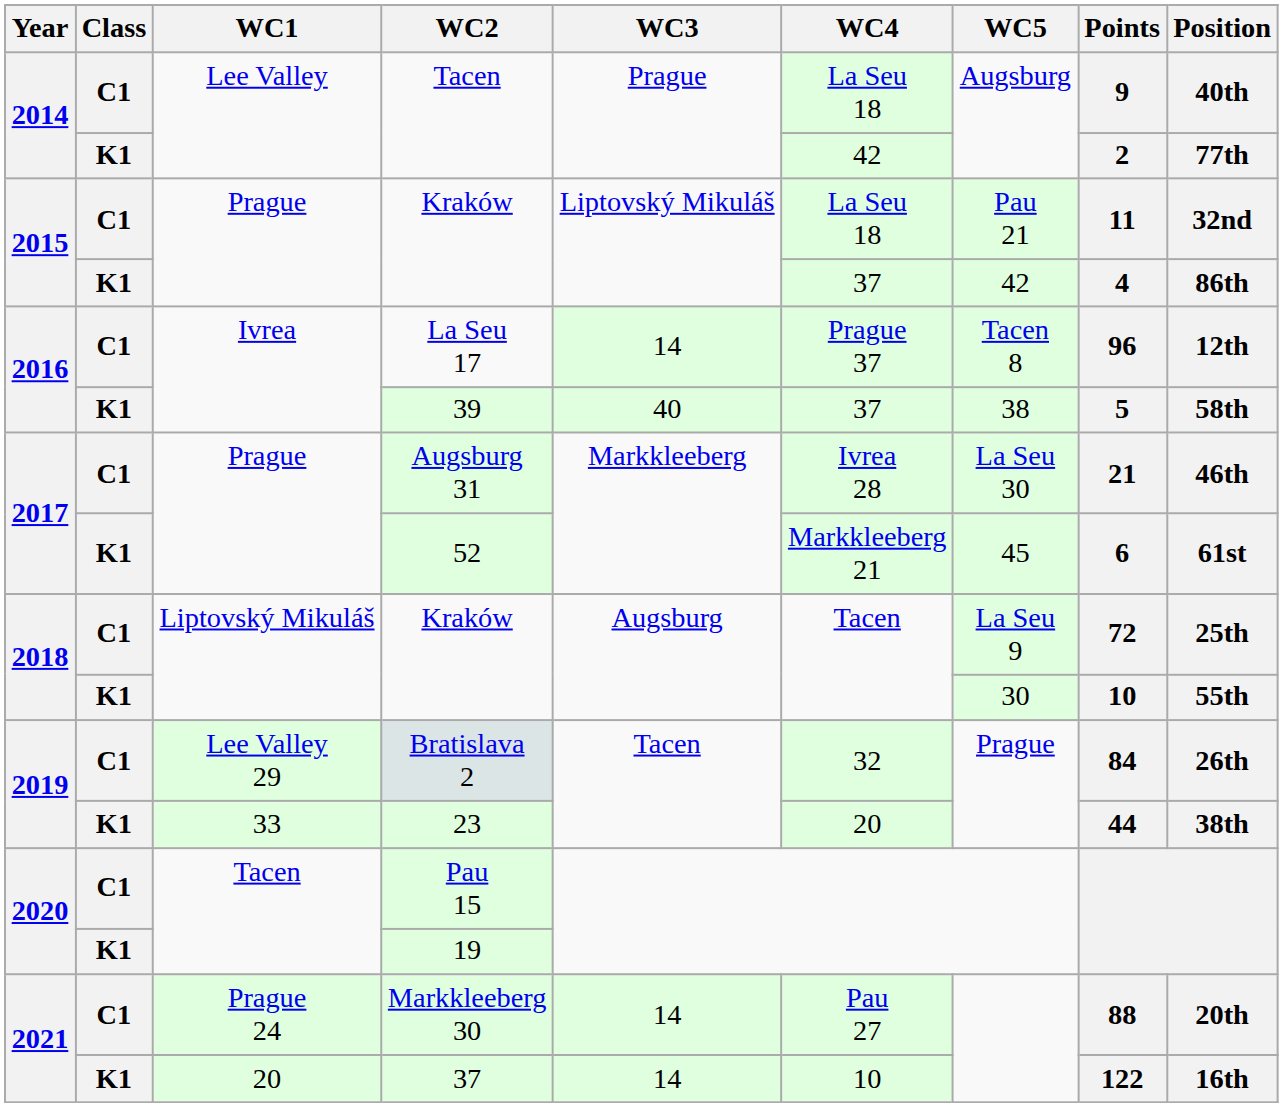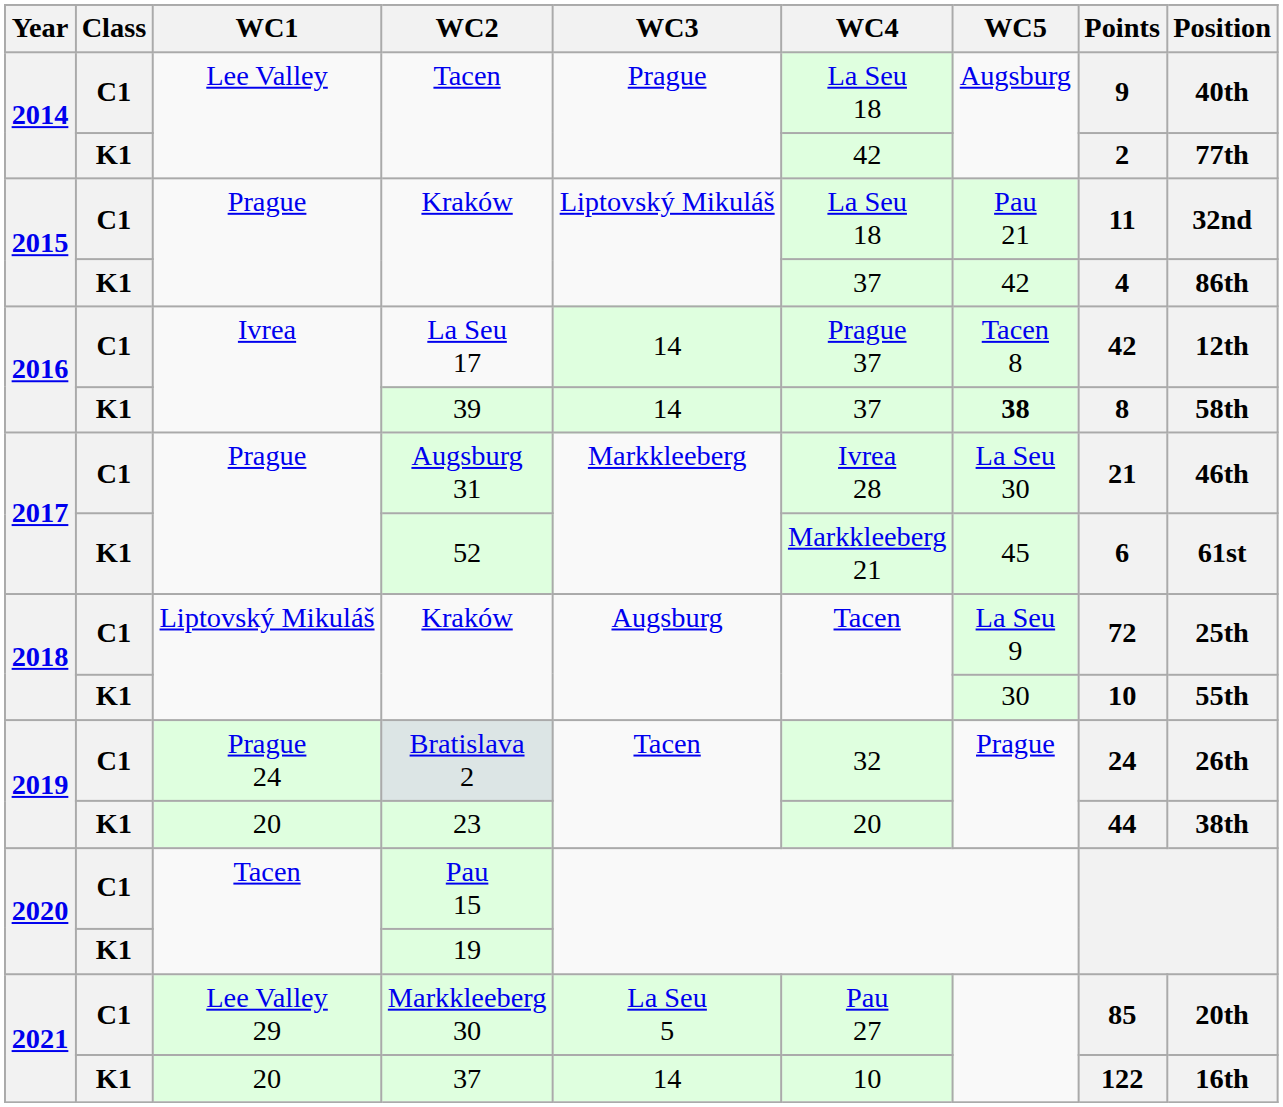(1122, 345) 96 -> (1122, 345) 42
(667, 409) 40 -> (667, 409) 14
(1015, 409) normal -> (1015, 409) bold
(1122, 409) 5 -> (1122, 409) 8
(267, 760) Lee Valley 29 -> (267, 760) Prague 24
(1122, 760) 84 -> (1122, 760) 24
(267, 824) 33 -> (267, 824) 20
(267, 1014) Prague 24 -> (267, 1014) Lee Valley 29
(667, 1014) 14 -> (667, 1014) La Seu 5
(1122, 1014) 88 -> (1122, 1014) 85
